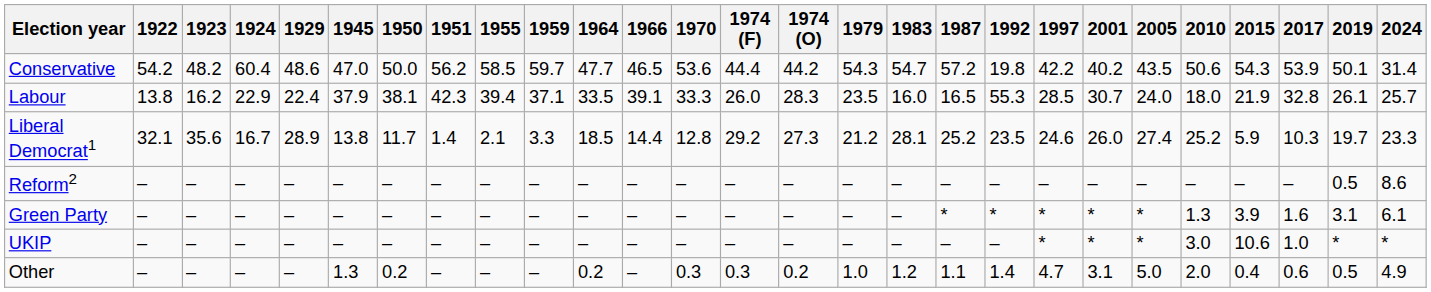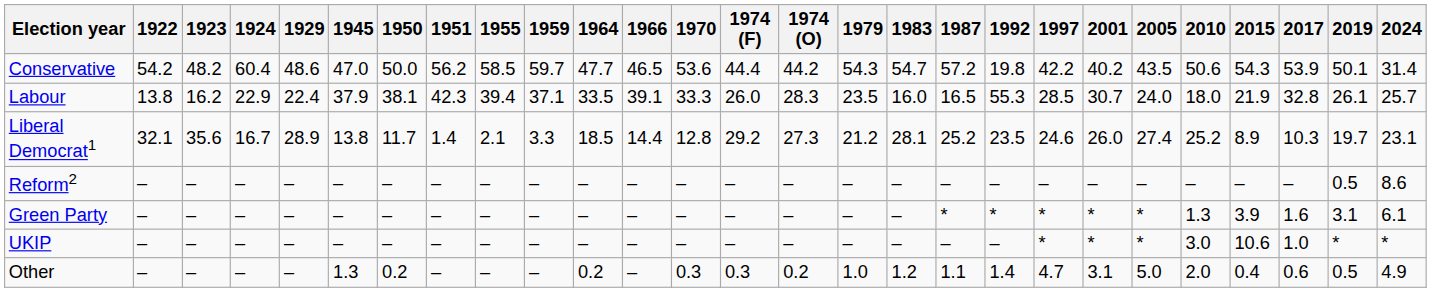(1247, 138) 5.9 -> (1247, 138) 8.9
(1399, 138) 23.3 -> (1399, 138) 23.1
